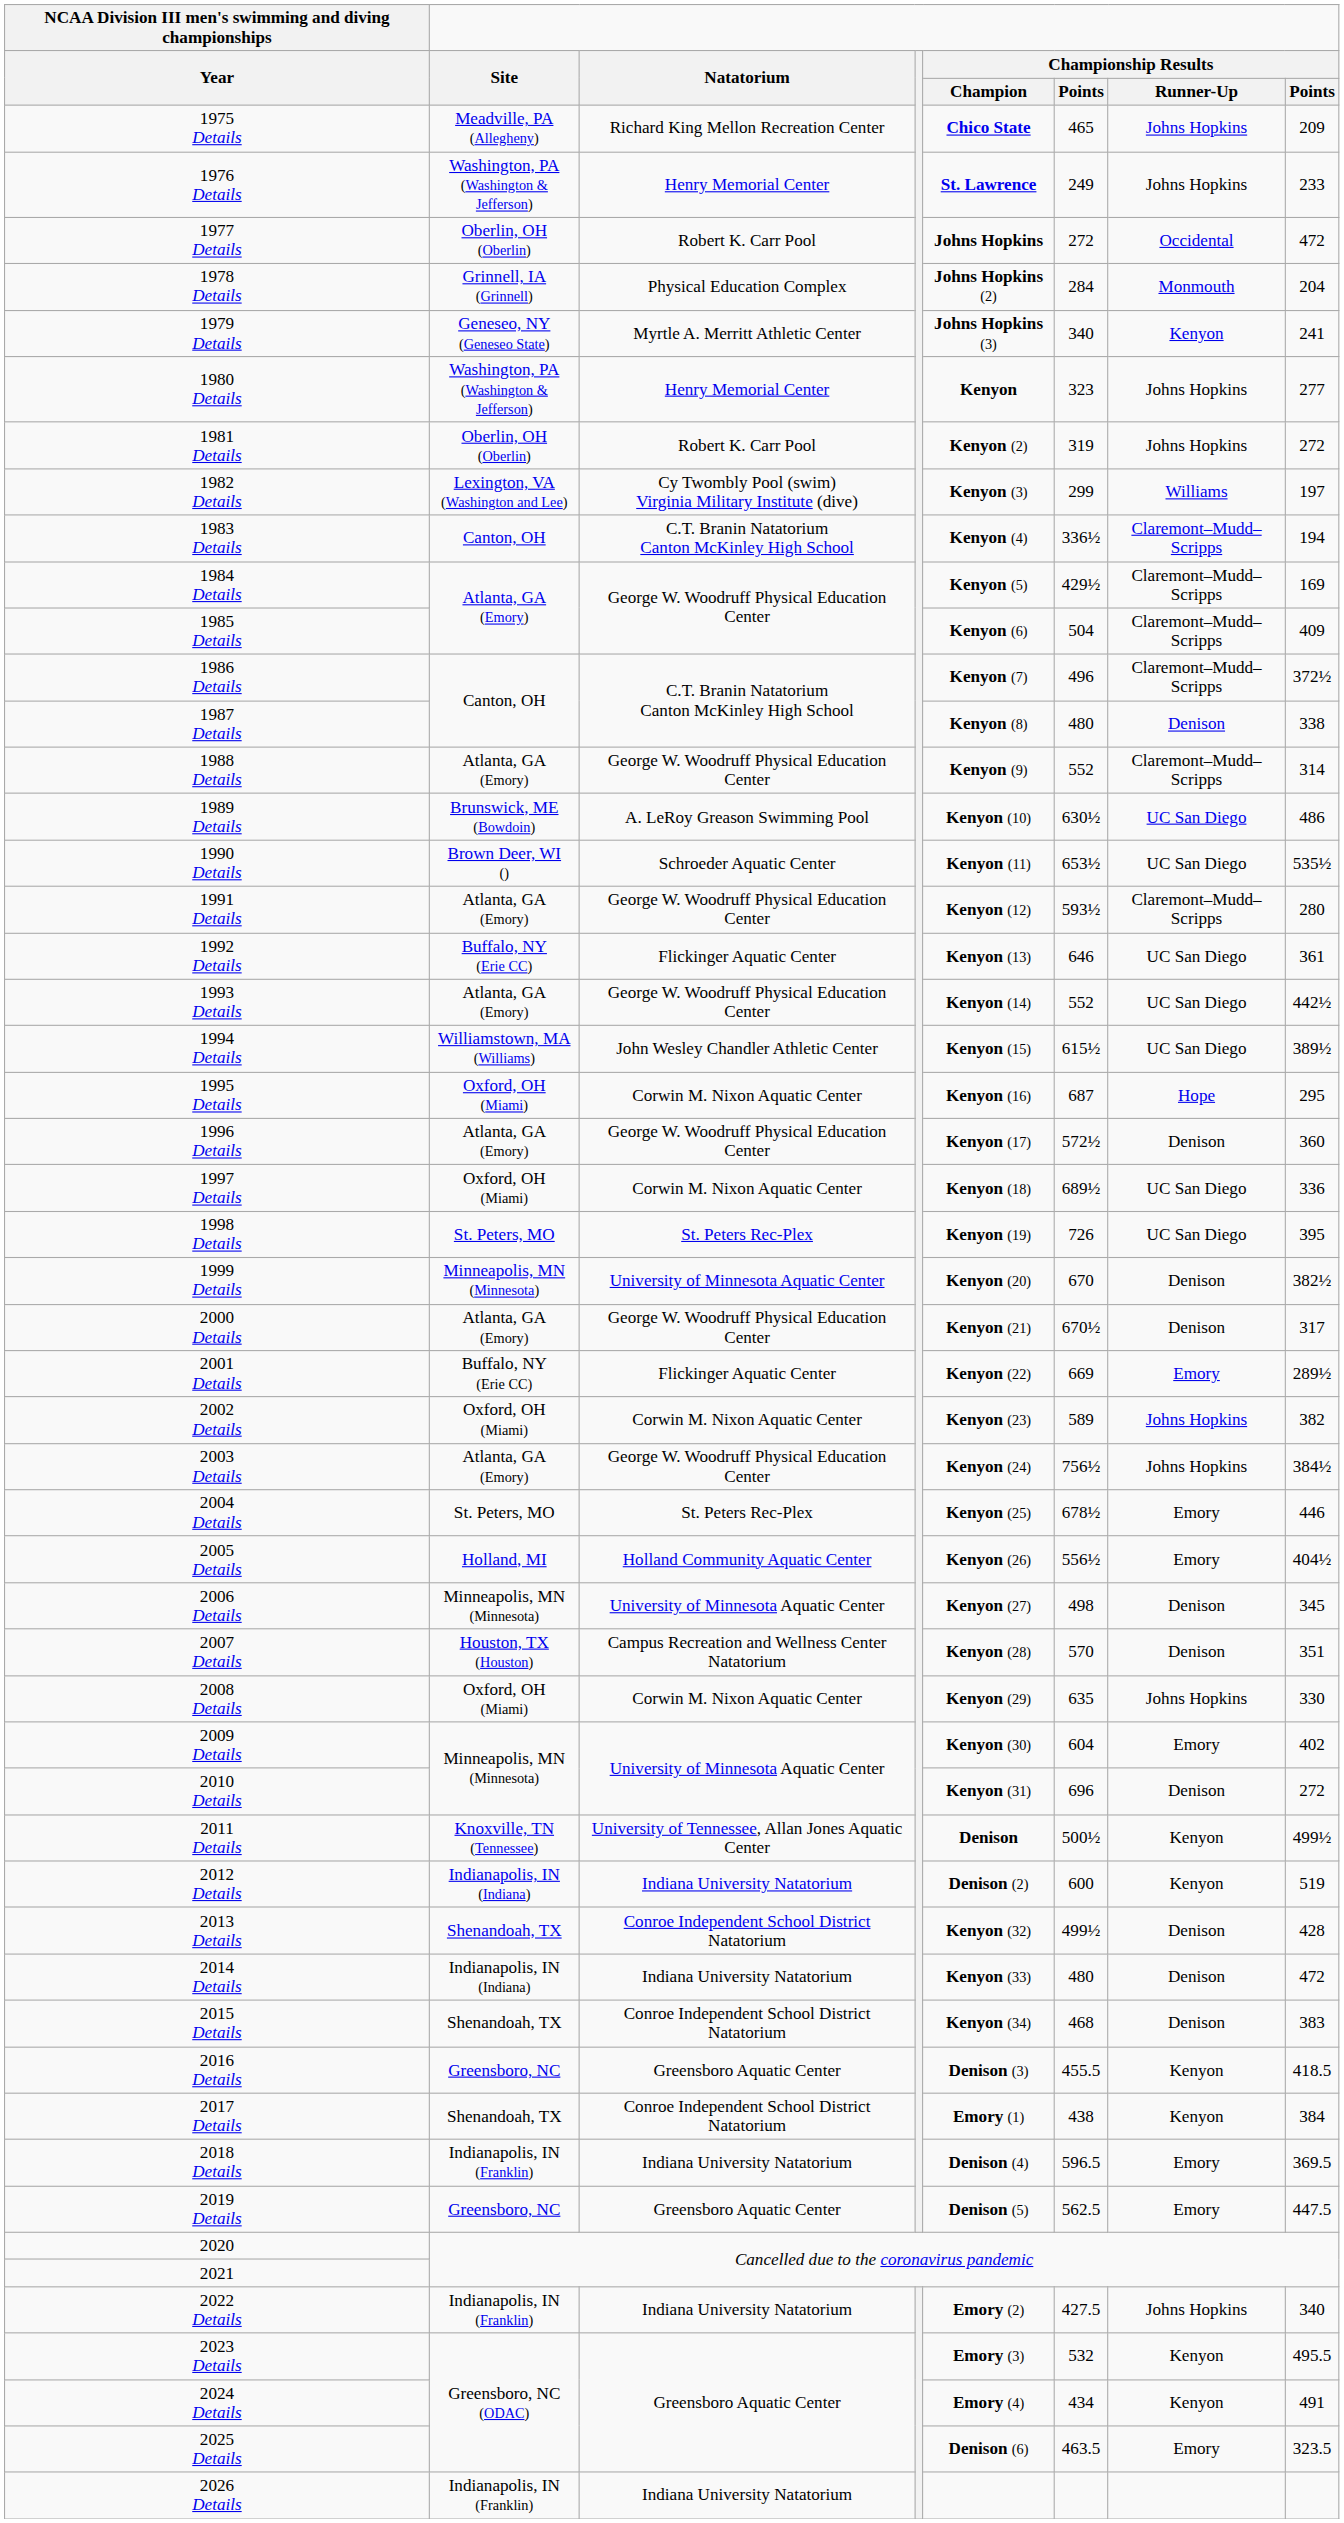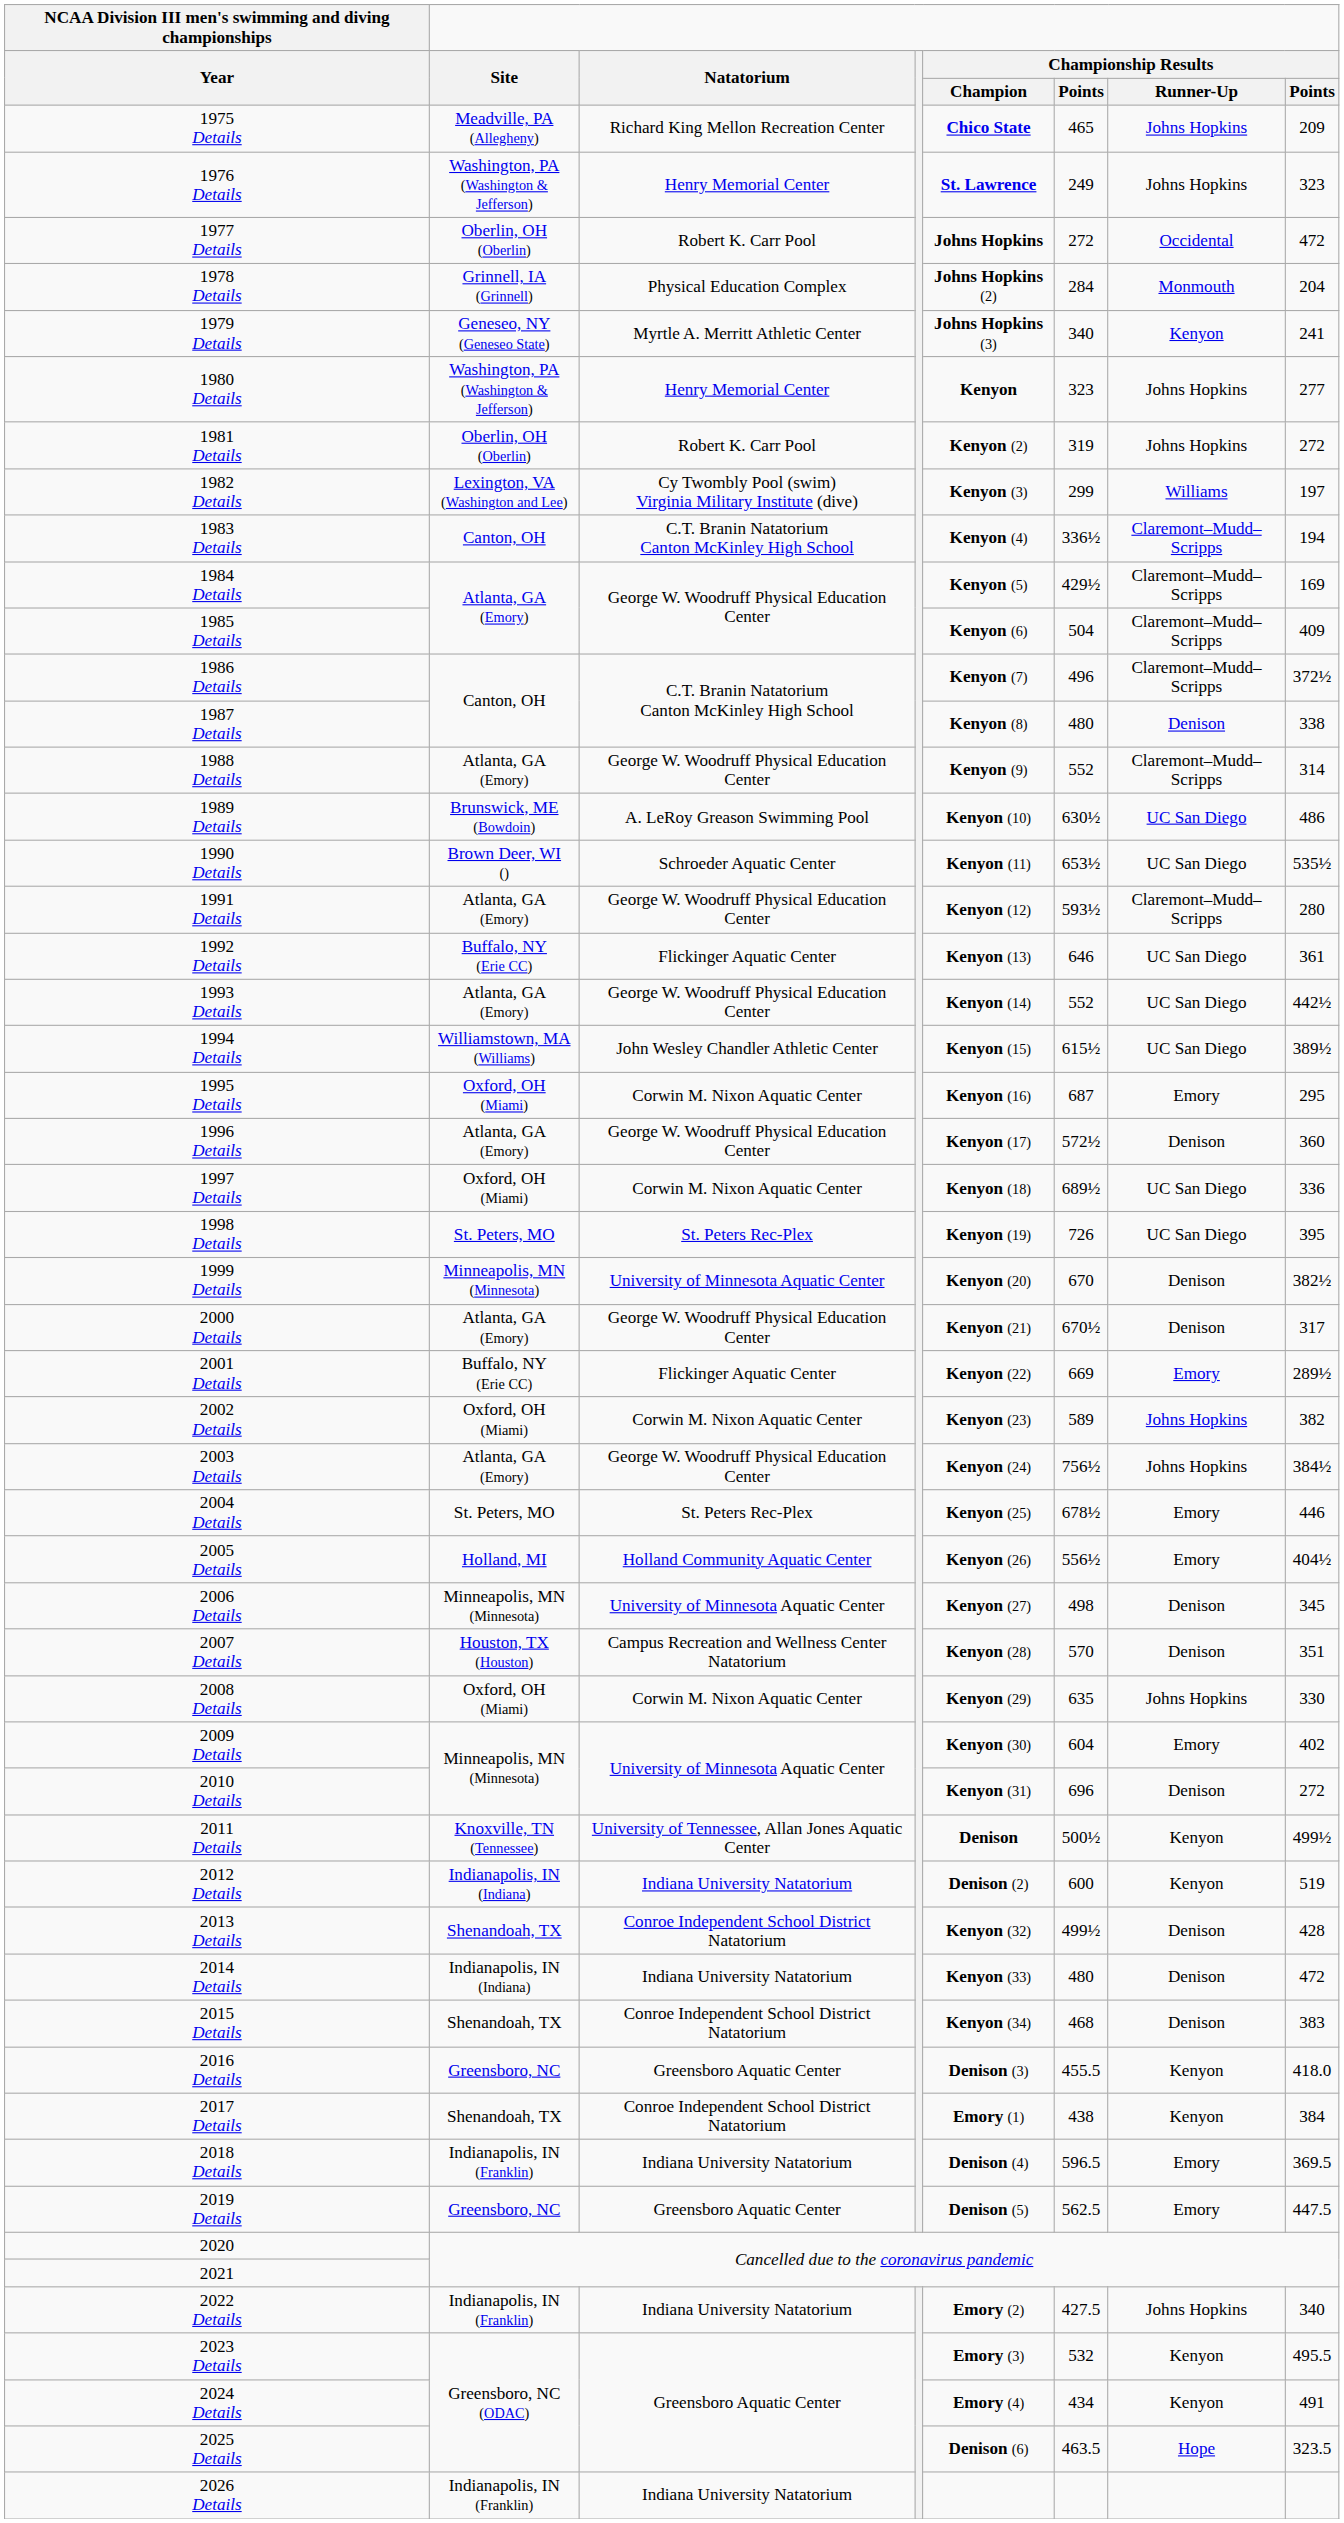(1312, 184) 233 -> (1312, 184) 323
(1197, 1095) Hope -> (1197, 1095) Emory
(1312, 2069) 418.5 -> (1312, 2069) 418.0
(1197, 2448) Emory -> (1197, 2448) Hope
